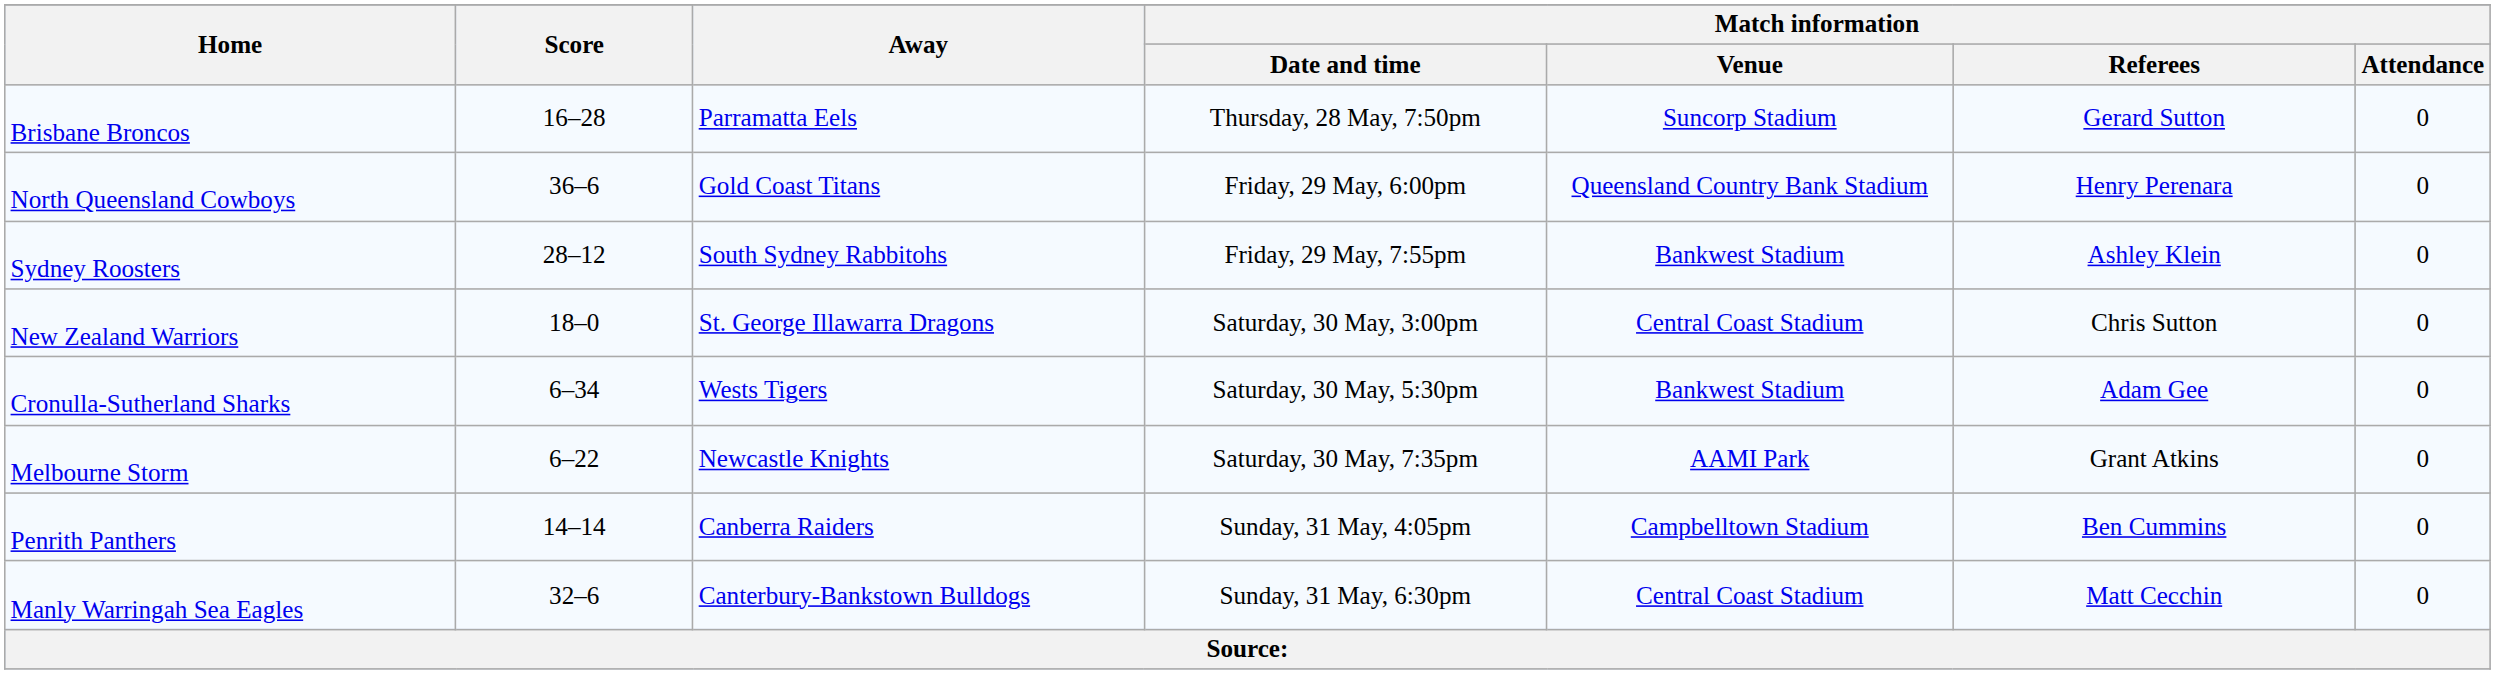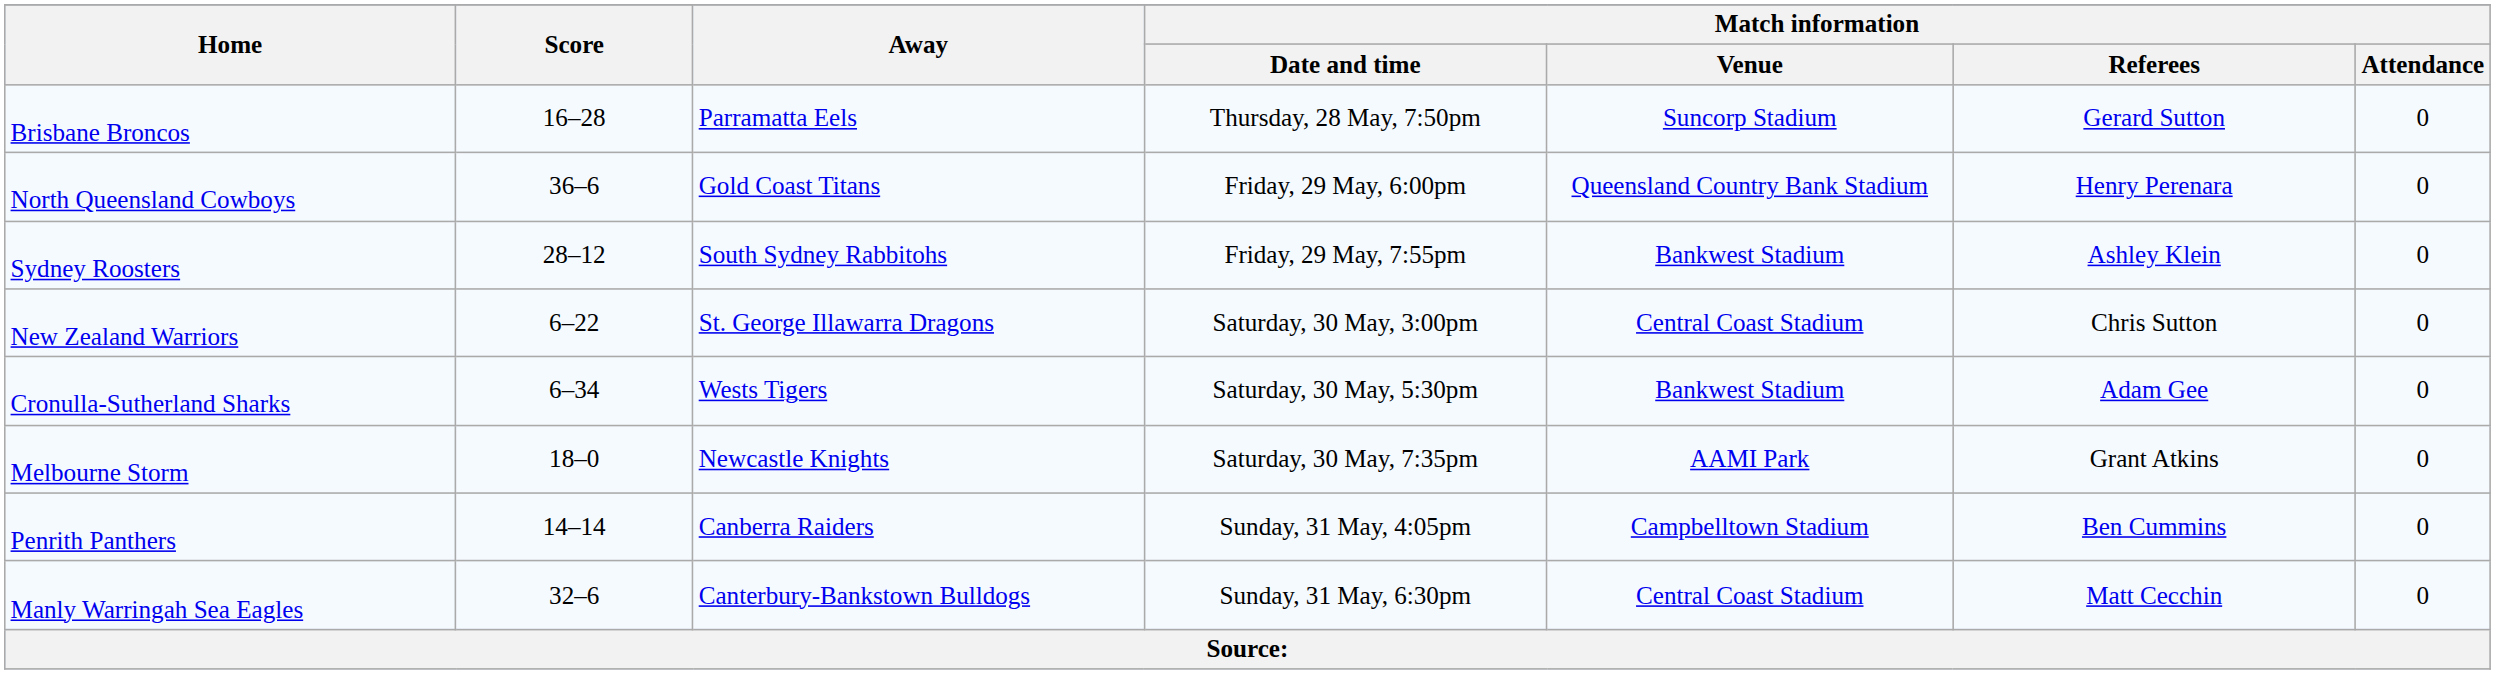(574, 322) 18–0 -> (574, 322) 6–22
(574, 458) 6–22 -> (574, 458) 18–0
